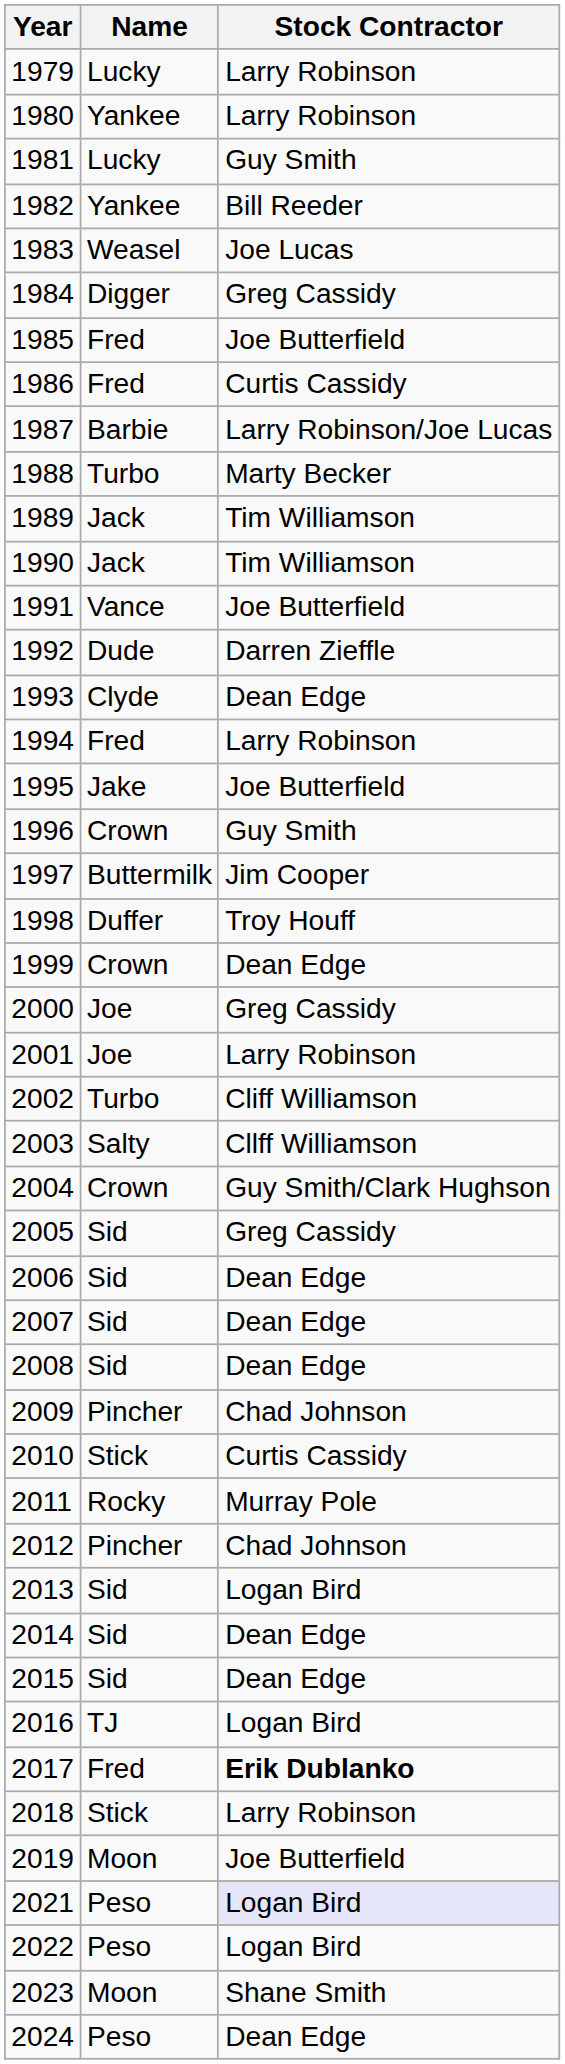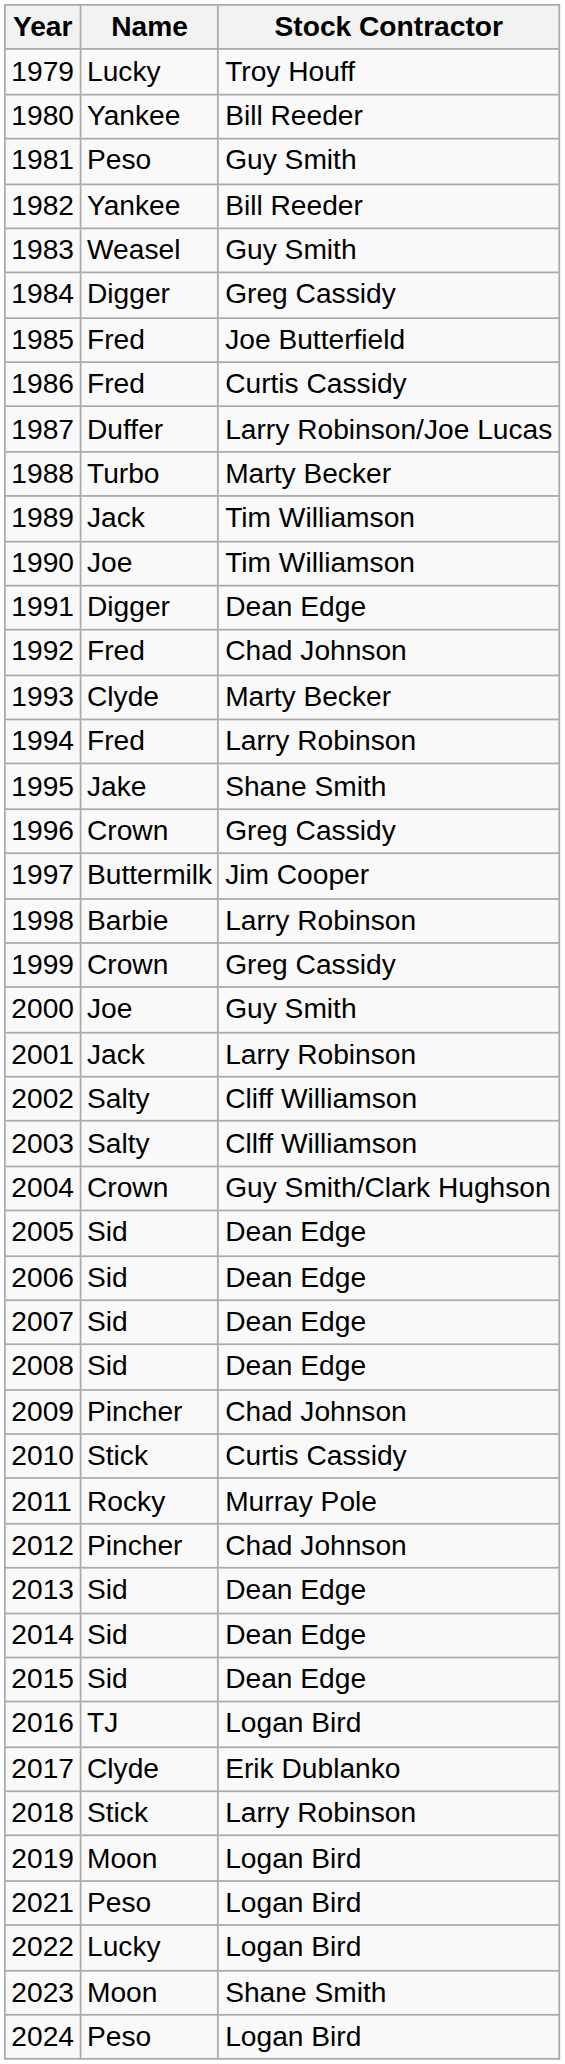(321, 71) Larry Robinson -> (290, 71) Troy Houff
(321, 116) Larry Robinson -> (294, 116) Bill Reeder
(124, 160) Lucky -> (119, 160) Peso
(289, 250) Joe Lucas -> (291, 250) Guy Smith
(128, 428) Barbie -> (125, 428) Duffer
(116, 562) Jack -> (110, 562) Joe
(126, 607) Vance -> (128, 607) Digger
(315, 607) Joe Butterfield -> (296, 607) Dean Edge
(121, 652) Dude -> (116, 652) Fred
(310, 652) Darren Zieffle -> (316, 652) Chad Johnson
(296, 696) Dean Edge -> (308, 696) Marty Becker
(315, 786) Joe Butterfield -> (306, 786) Shane Smith
(291, 830) Guy Smith -> (310, 830) Greg Cassidy
(125, 920) Duffer -> (128, 920) Barbie
(290, 920) Troy Houff -> (321, 920) Larry Robinson
(296, 964) Dean Edge -> (310, 964) Greg Cassidy
(310, 1009) Greg Cassidy -> (291, 1009) Guy Smith
(110, 1054) Joe -> (116, 1054) Jack
(123, 1098) Turbo -> (118, 1098) Salty
(310, 1232) Greg Cassidy -> (296, 1232) Dean Edge
(293, 1589) Logan Bird -> (296, 1589) Dean Edge
(116, 1768) Fred -> (123, 1768) Clyde
(320, 1768) bold -> (313, 1768) normal
(315, 1857) Joe Butterfield -> (293, 1857) Logan Bird
(293, 1902) lavender background -> (293, 1902) no background
(119, 1947) Peso -> (124, 1947) Lucky
(296, 2036) Dean Edge -> (293, 2036) Logan Bird
